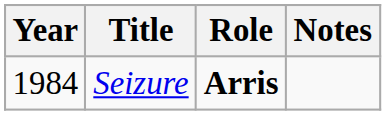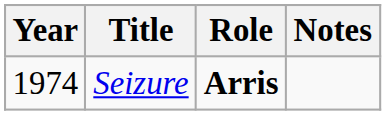(45, 82) 1984 -> (45, 82) 1974
